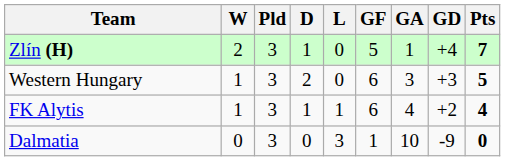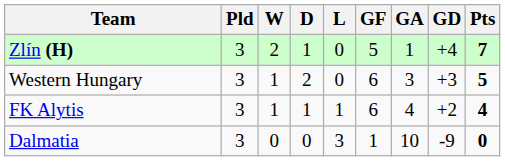columns swapped: (272, 19) <-> (238, 19)
